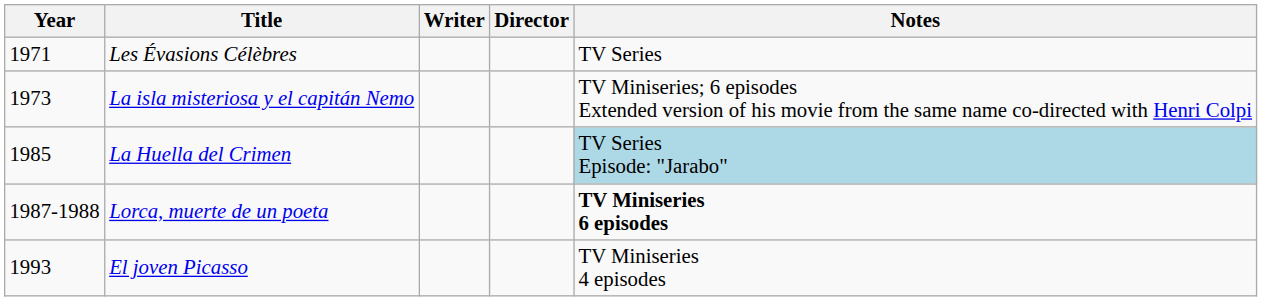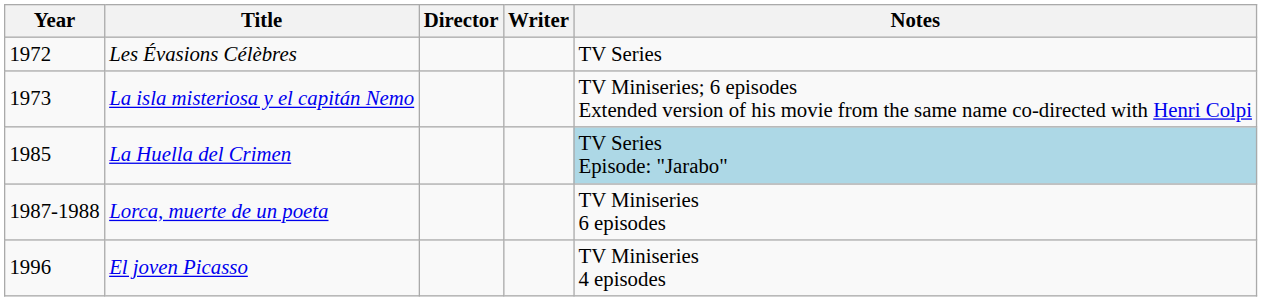columns swapped: (532, 20) <-> (454, 20)
(30, 53) 1971 -> (30, 53) 1972
(642, 211) bold -> (639, 211) normal
(30, 267) 1993 -> (30, 267) 1996
